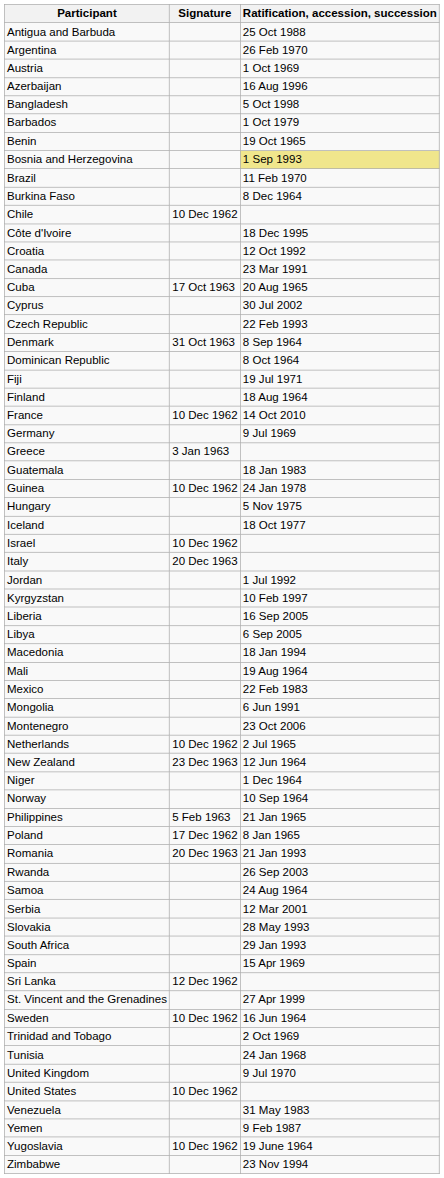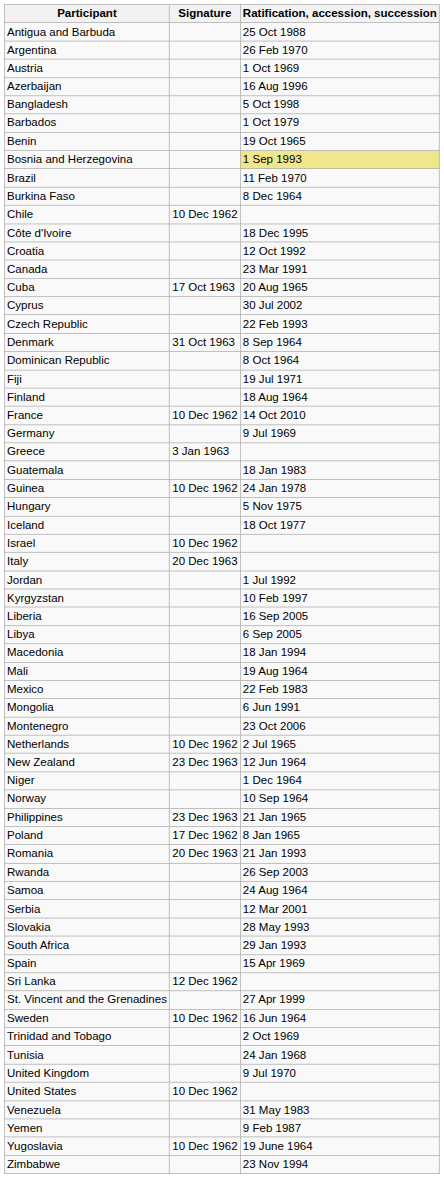(201, 817) 5 Feb 1963 -> (205, 817) 23 Dec 1963
